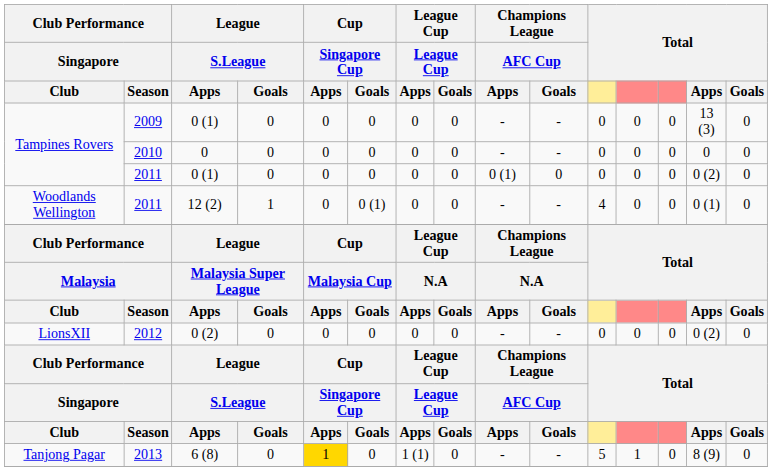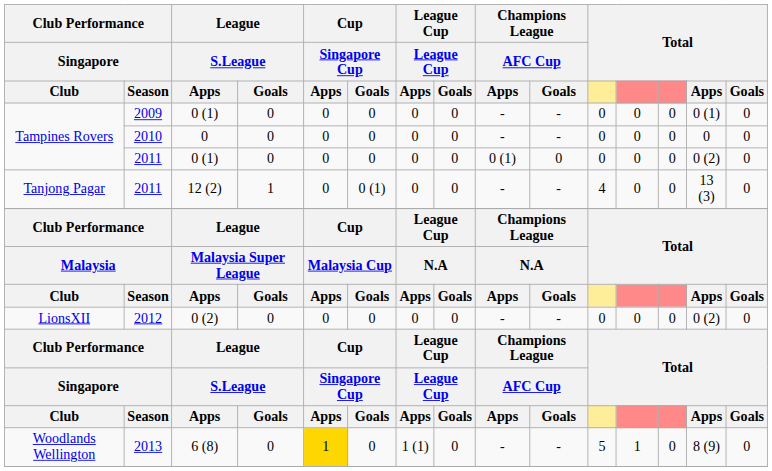(706, 122) 13 (3) -> (706, 114) 0 (1)
(64, 205) Woodlands Wellington -> (64, 189) Tanjong Pagar
(706, 205) 0 (1) -> (706, 189) 13 (3)
(64, 455) Tanjong Pagar -> (64, 447) Woodlands Wellington
